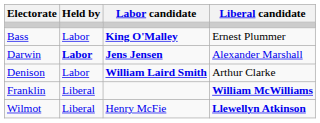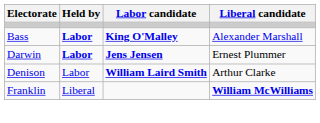(76, 36) normal -> (77, 36) bold
(249, 36) Ernest Plummer -> (257, 36) Alexander Marshall
(257, 54) Alexander Marshall -> (249, 54) Ernest Plummer
- row: (24, 108)
